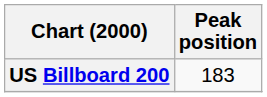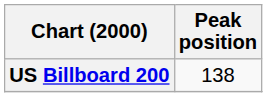(218, 75) 183 -> (218, 75) 138
